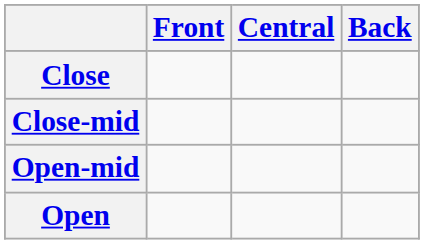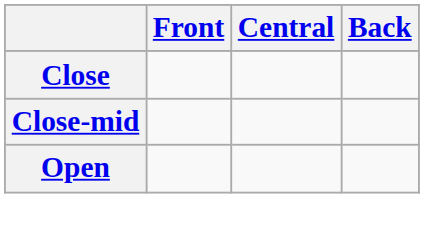- row: (76, 167)
